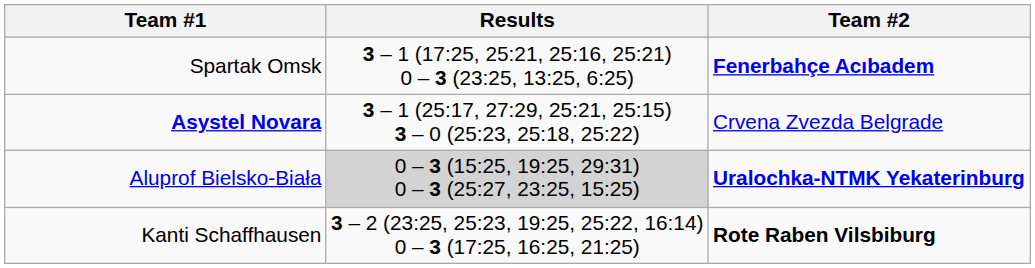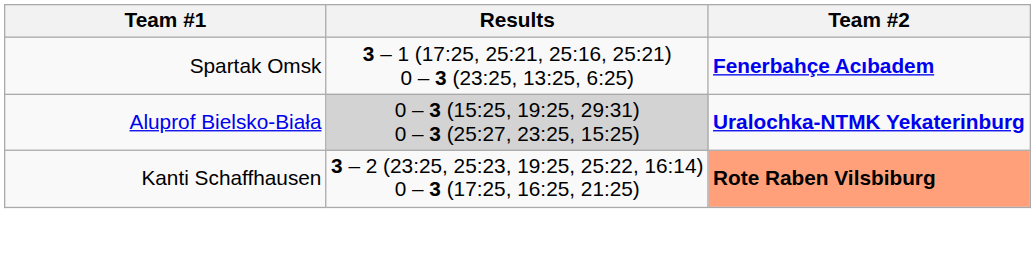- row: (246, 122)
(824, 234) no background -> (824, 178) lightsalmon background
